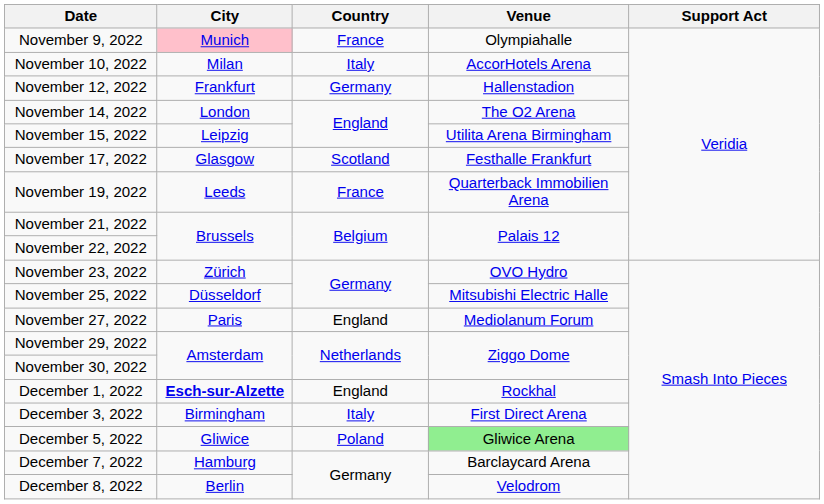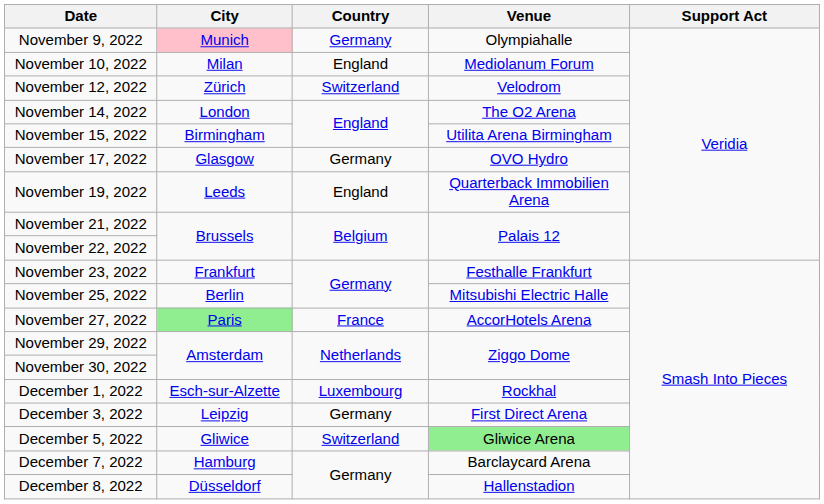(360, 40) France -> (360, 40) Germany
(360, 64) Italy -> (360, 64) England
(529, 64) AccorHotels Arena -> (529, 64) Mediolanum Forum
(225, 87) Frankfurt -> (225, 87) Zürich
(360, 87) Germany -> (360, 87) Switzerland
(529, 87) Hallenstadion -> (529, 87) Velodrom
(225, 135) Leipzig -> (225, 135) Birmingham
(360, 159) Scotland -> (360, 159) Germany
(529, 159) Festhalle Frankfurt -> (529, 159) OVO Hydro
(360, 191) France -> (360, 191) England
(225, 271) Zürich -> (225, 271) Frankfurt
(529, 271) OVO Hydro -> (529, 271) Festhalle Frankfurt
(225, 295) Düsseldorf -> (225, 295) Berlin
(225, 319) no background -> (225, 319) lightgreen background
(360, 319) England -> (360, 319) France
(529, 319) Mediolanum Forum -> (529, 319) AccorHotels Arena
(225, 391) bold -> (225, 391) normal
(360, 391) England -> (360, 391) Luxembourg
(225, 414) Birmingham -> (225, 414) Leipzig
(360, 414) Italy -> (360, 414) Germany
(360, 438) Poland -> (360, 438) Switzerland
(225, 486) Berlin -> (225, 486) Düsseldorf
(529, 486) Velodrom -> (529, 486) Hallenstadion
